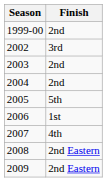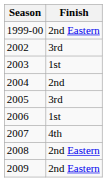(56, 30) 2nd -> (74, 30) 2nd Eastern
(56, 64) 2nd -> (54, 64) 1st
(55, 99) 5th -> (55, 99) 3rd
